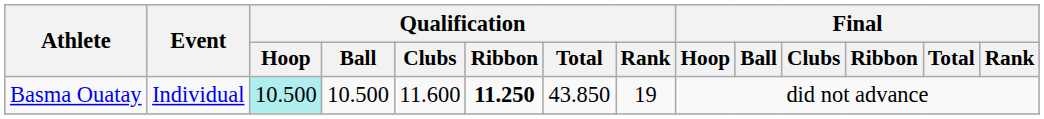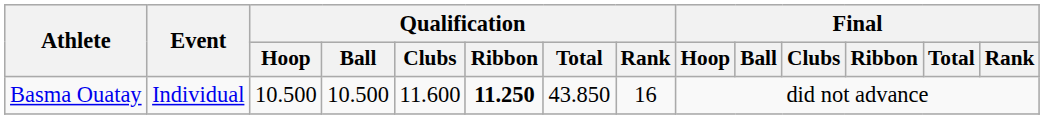(286, 95) paleturquoise background -> (286, 95) no background
(645, 95) 19 -> (645, 95) 16
